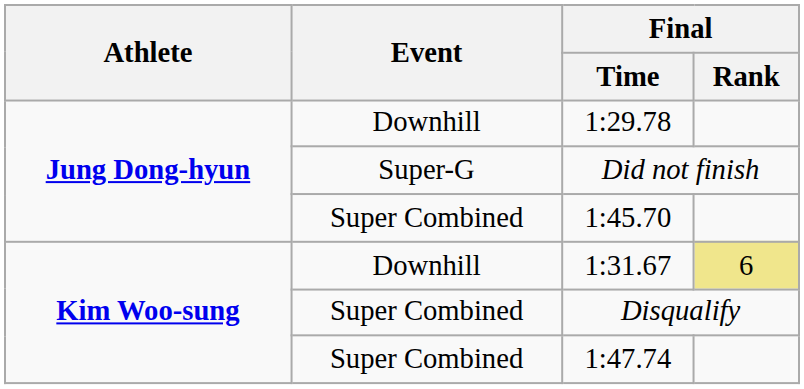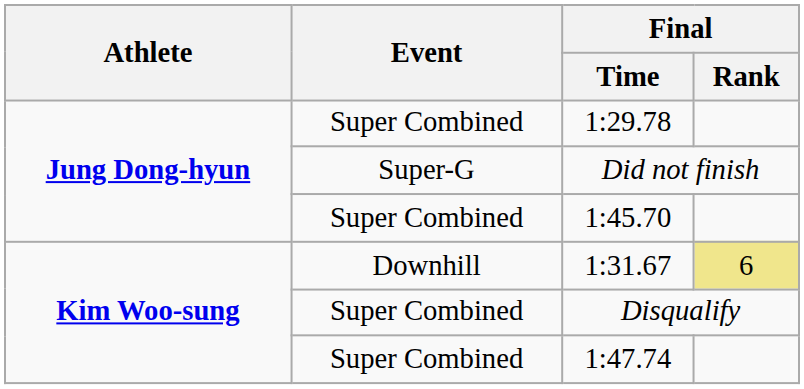(427, 123) Downhill -> (427, 123) Super Combined
